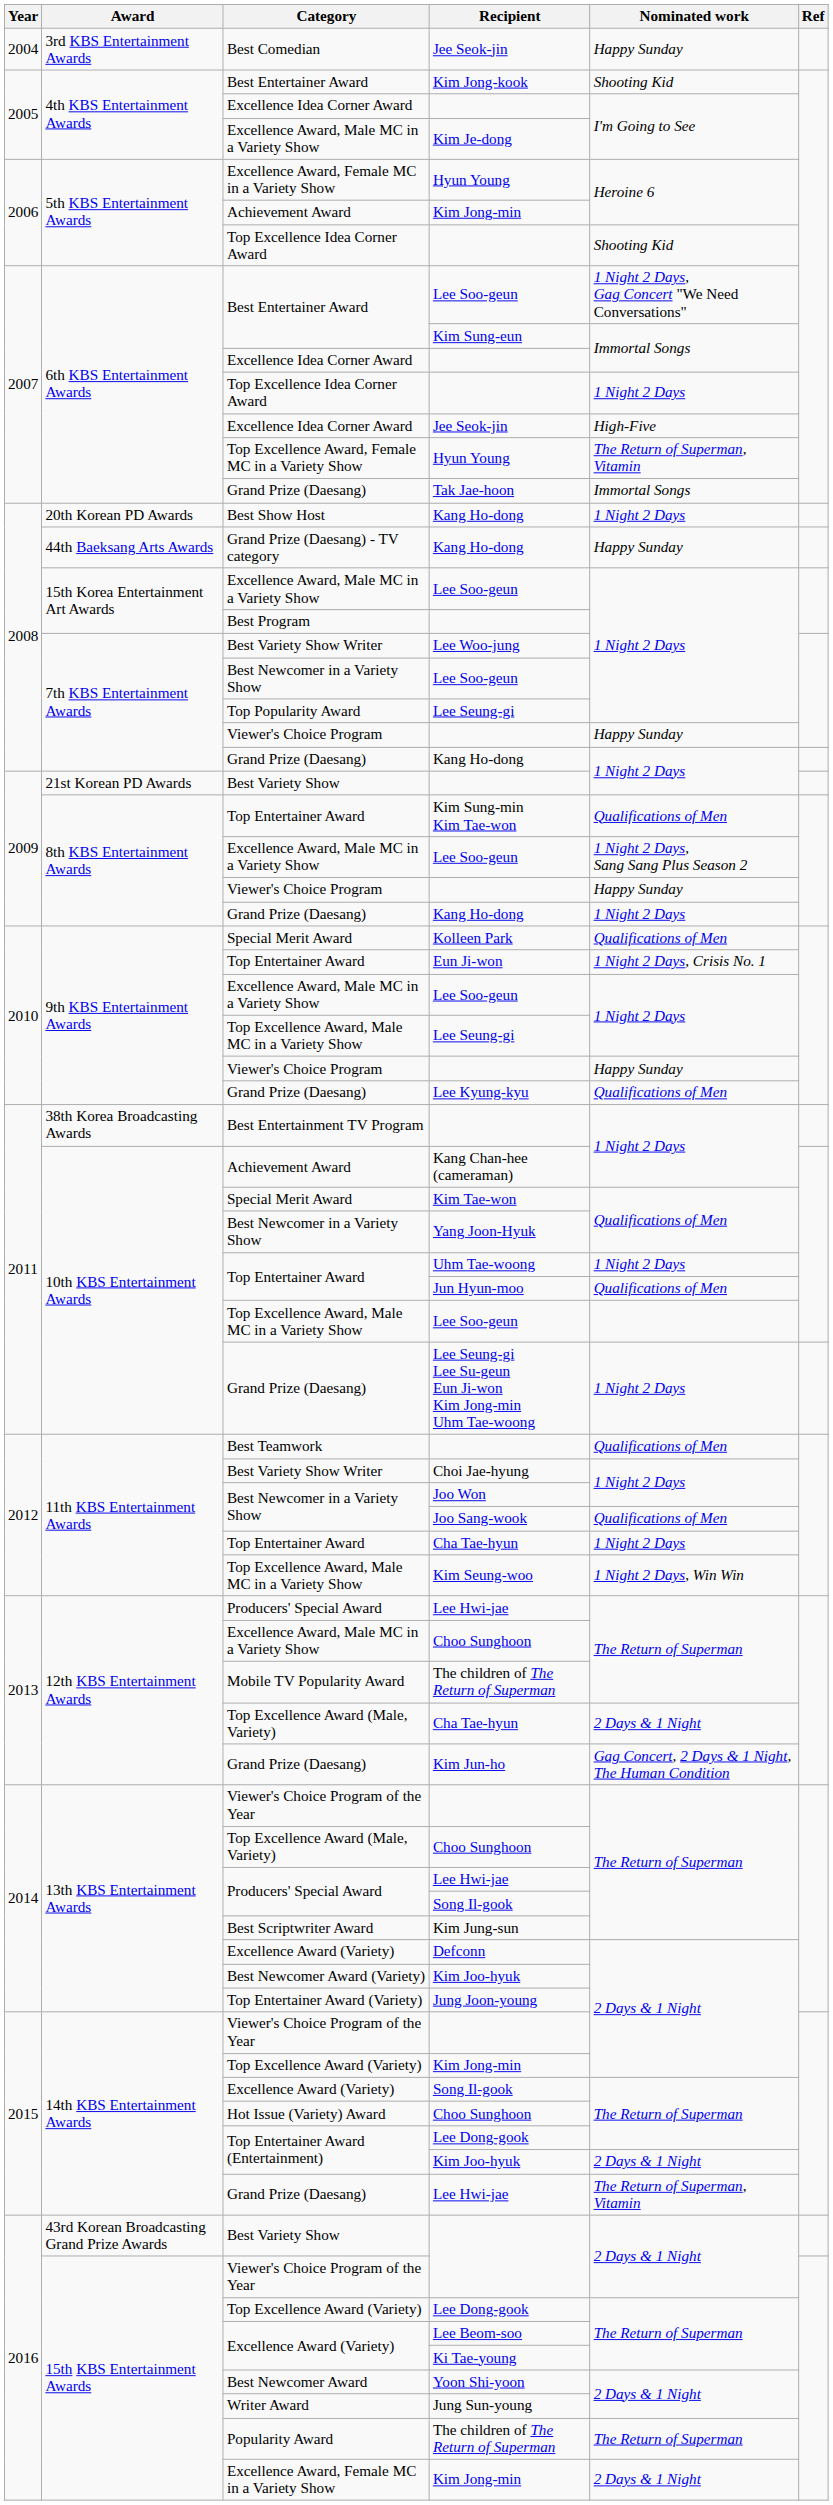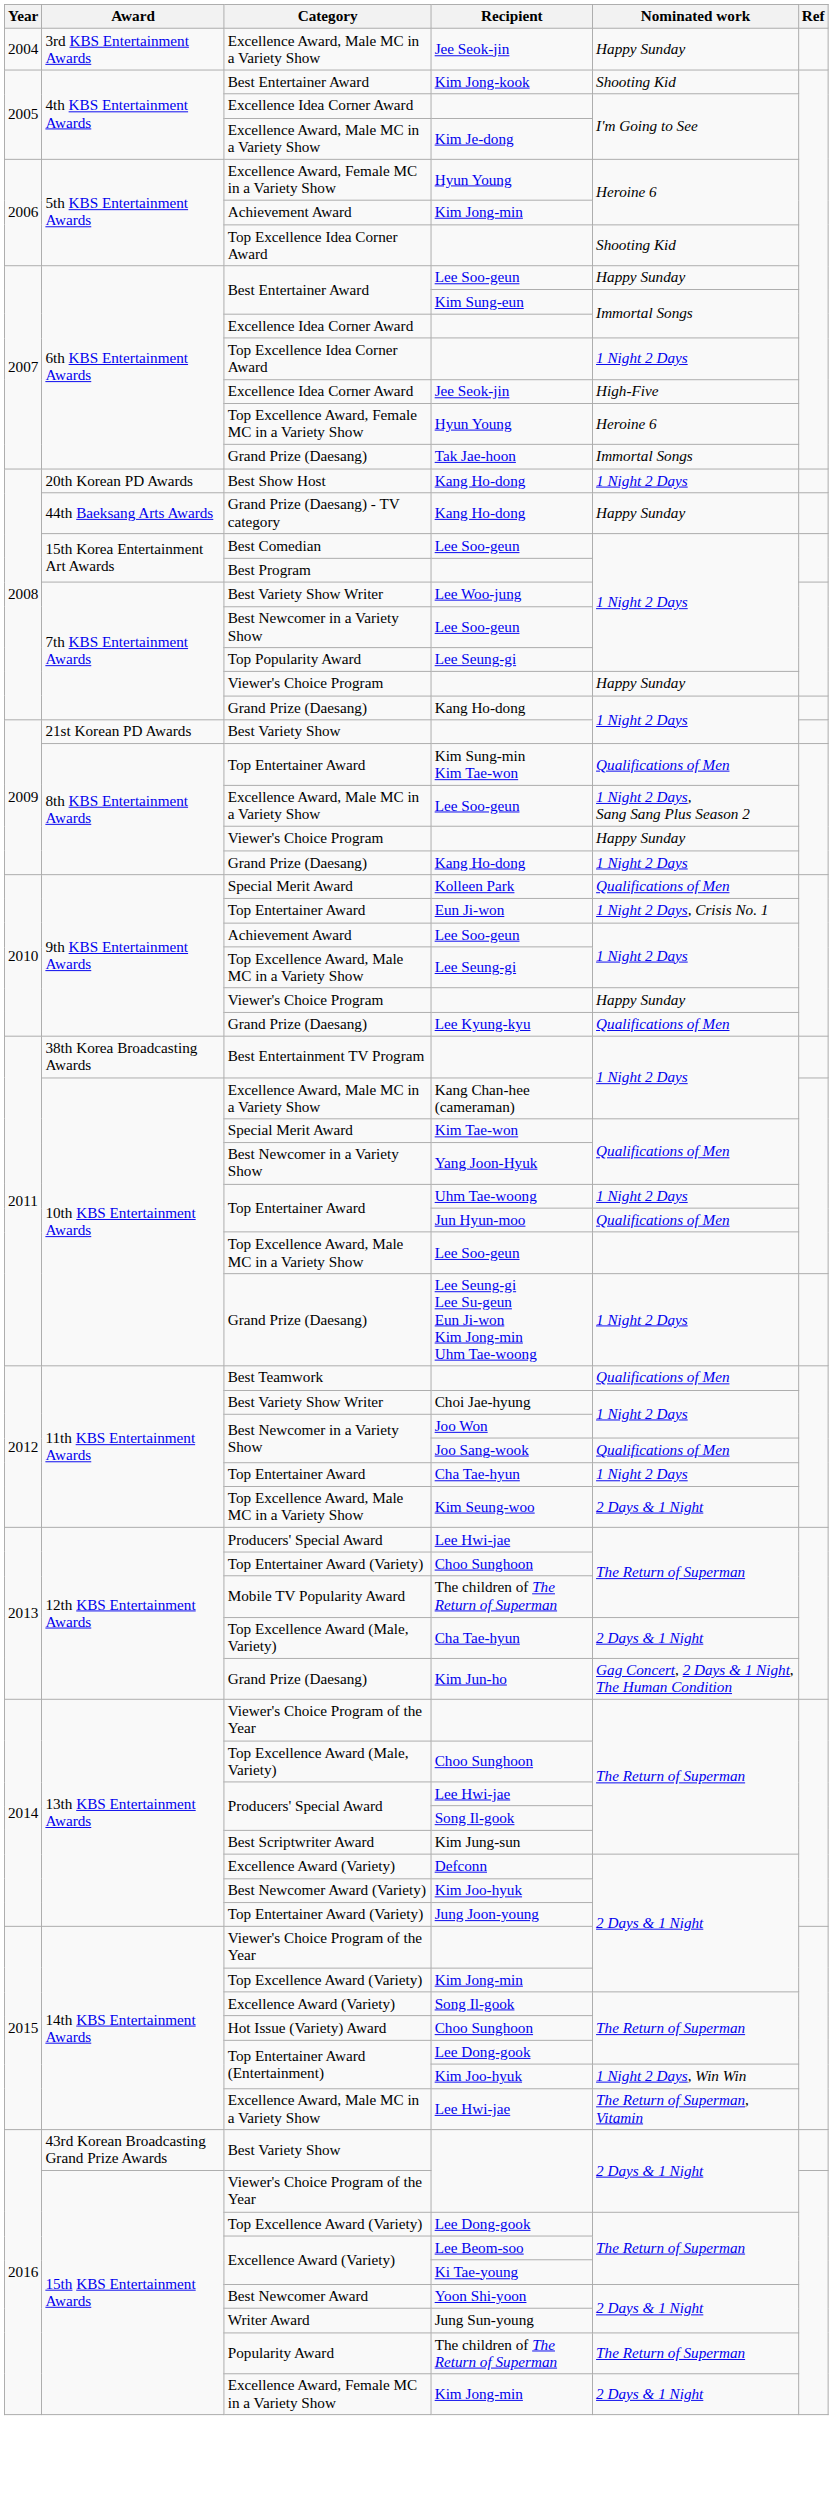(274, 49) Best Comedian -> (323, 49) Excellence Award, Male MC in a Variety Show
(666, 294) 1 Night 2 Days, Gag Concert "We Need Conversations" -> (641, 277) Happy Sunday
(670, 458) The Return of Superman, Vitamin -> (626, 423) Heroine 6
(323, 588) Excellence Award, Male MC in a Variety Show -> (274, 546) Best Comedian
(323, 994) Excellence Award, Male MC in a Variety Show -> (290, 934) Achievement Award
(289, 1166) Achievement Award -> (323, 1098) Excellence Award, Male MC in a Variety Show
(669, 1575) 1 Night 2 Days, Win Win -> (650, 1507) 2 Days & 1 Night
(323, 1640) Excellence Award, Male MC in a Variety Show -> (325, 1563) Top Entertainer Award (Variety)
(647, 2161) 2 Days & 1 Night -> (671, 2076) 1 Night 2 Days, Win Win
(297, 2194) Grand Prize (Daesang) -> (323, 2108) Excellence Award, Male MC in a Variety Show
